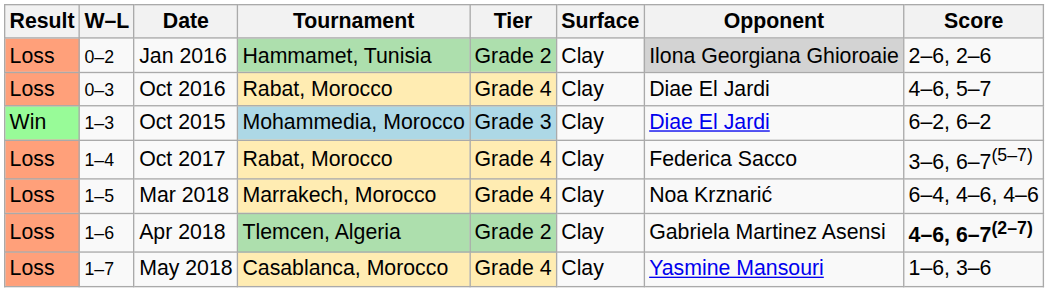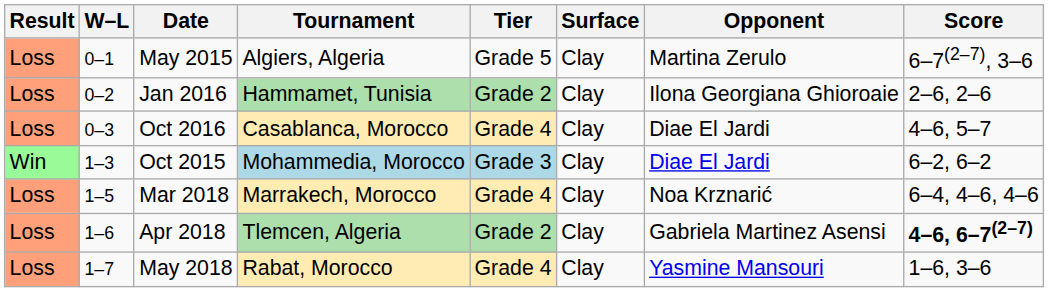+ row: (186, 57)
(774, 55) lightgrey background -> (774, 94) no background
(318, 88) Rabat, Morocco -> (345, 128) Casablanca, Morocco
- row: (182, 159)
(345, 269) Casablanca, Morocco -> (318, 269) Rabat, Morocco
